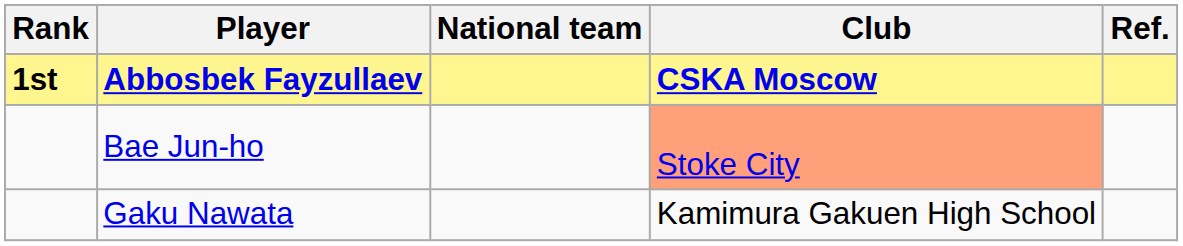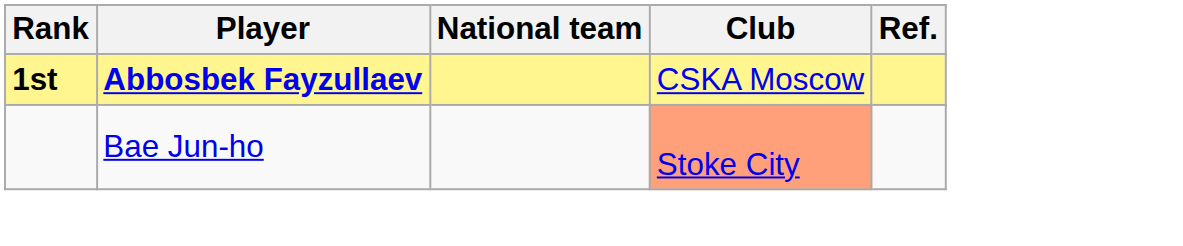(767, 79) bold -> (761, 79) normal
- row: (198, 213)
